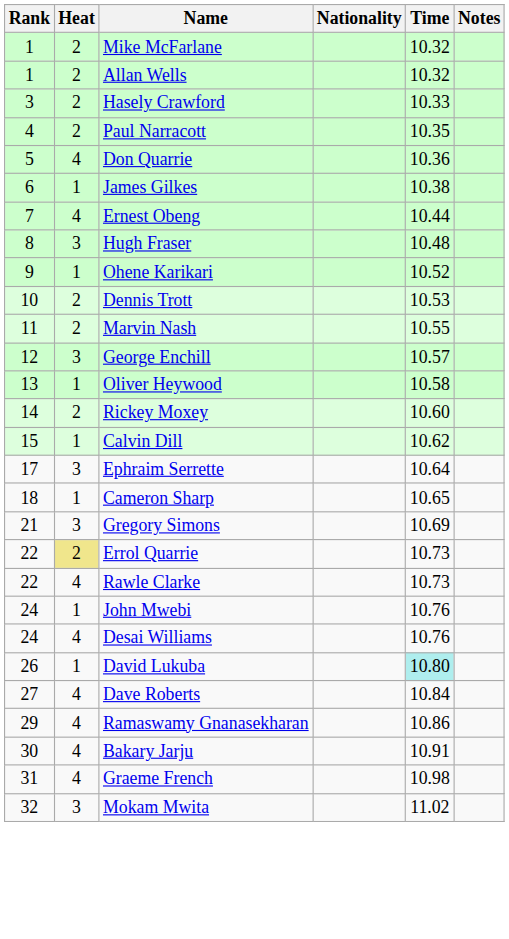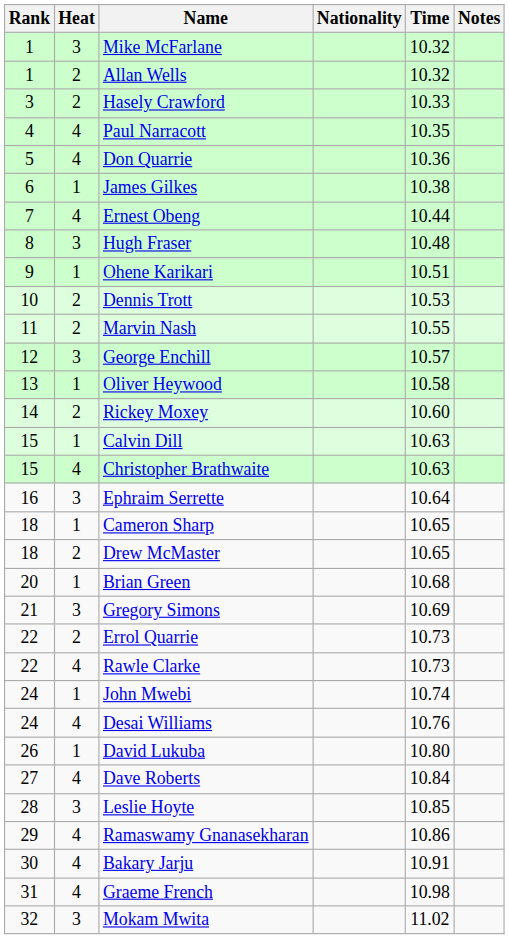(77, 46) 2 -> (77, 46) 3
(77, 131) 2 -> (77, 131) 4
(430, 272) 10.52 -> (430, 272) 10.51
(430, 441) 10.62 -> (430, 441) 10.63
+ row: (186, 469)
(29, 469) 17 -> (29, 497) 16
+ row: (161, 553)
+ row: (147, 581)
(77, 553) khaki background -> (77, 638) no background
(430, 610) 10.76 -> (430, 694) 10.74
(430, 666) paleturquoise background -> (430, 750) no background
+ row: (149, 807)
